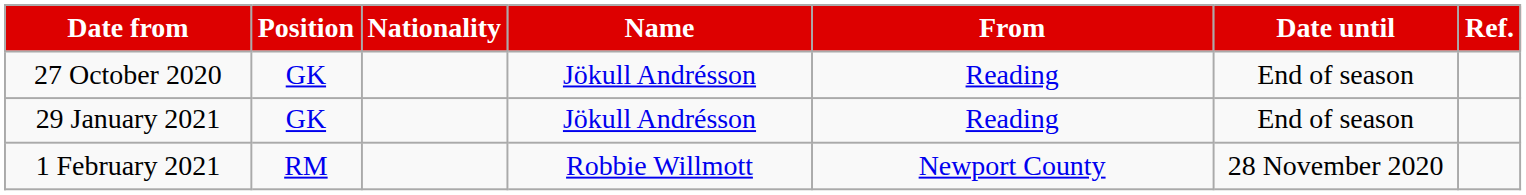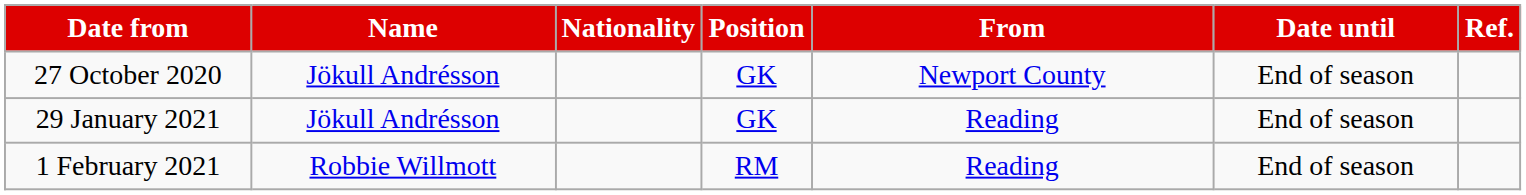columns swapped: (306, 27) <-> (660, 27)
(1012, 74) Reading -> (1012, 74) Newport County
(1012, 166) Newport County -> (1012, 166) Reading
(1336, 166) 28 November 2020 -> (1336, 166) End of season
